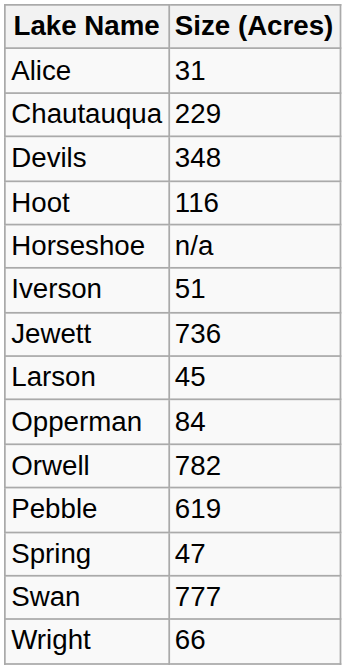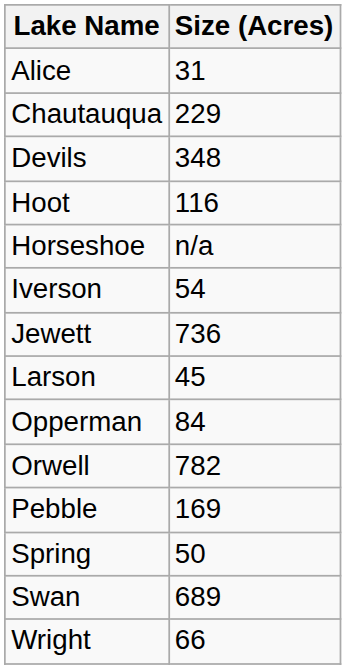(190, 289) 51 -> (190, 289) 54
(198, 509) 619 -> (198, 509) 169
(190, 553) 47 -> (190, 553) 50
(198, 597) 777 -> (198, 597) 689
